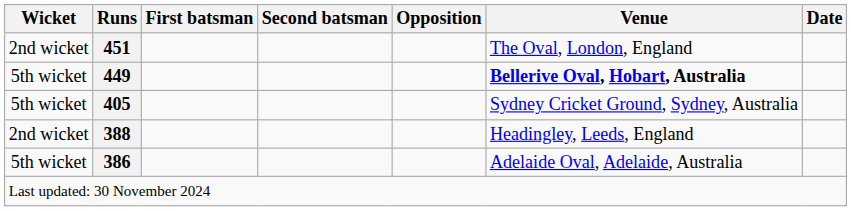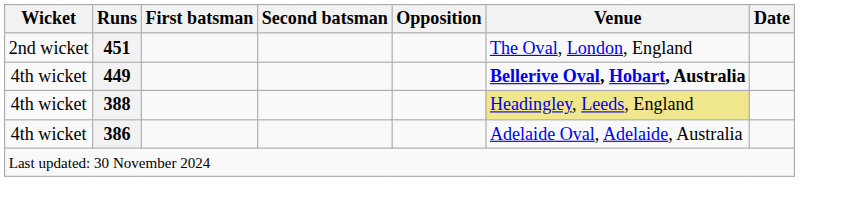(49, 76) 5th wicket -> (49, 76) 4th wicket
- row: (117, 104)
(49, 133) 2nd wicket -> (49, 104) 4th wicket
(592, 133) no background -> (592, 104) khaki background
(49, 162) 5th wicket -> (49, 133) 4th wicket
